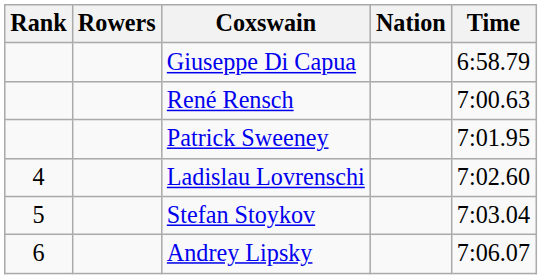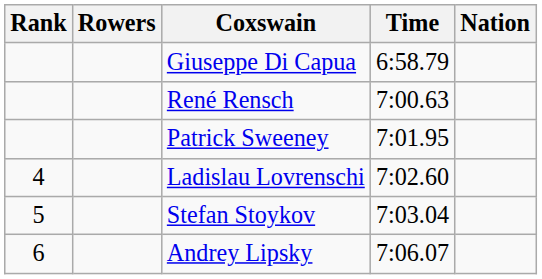columns swapped: (411, 23) <-> (493, 23)
